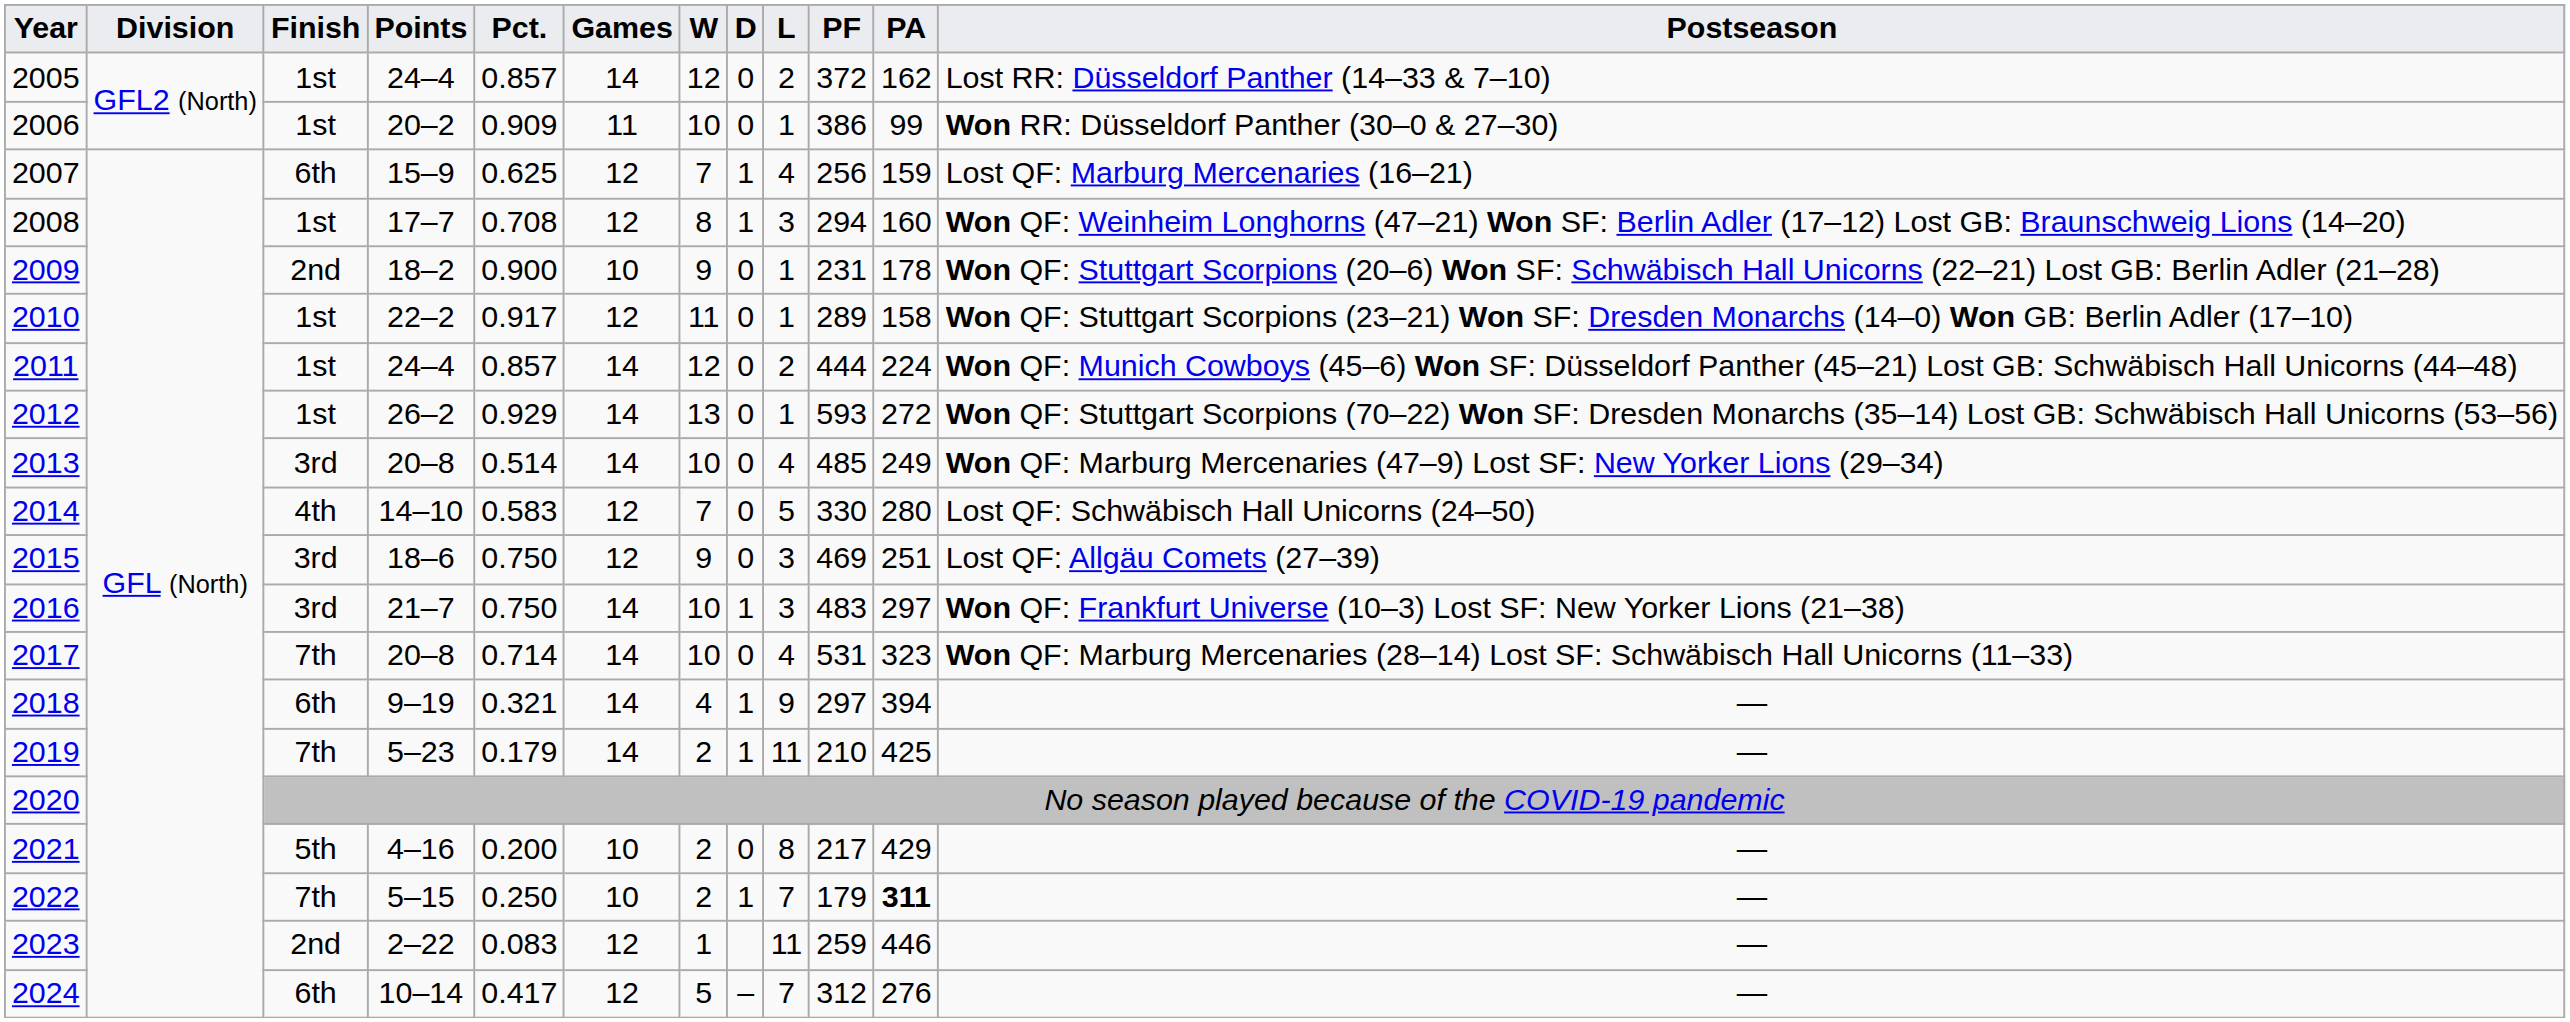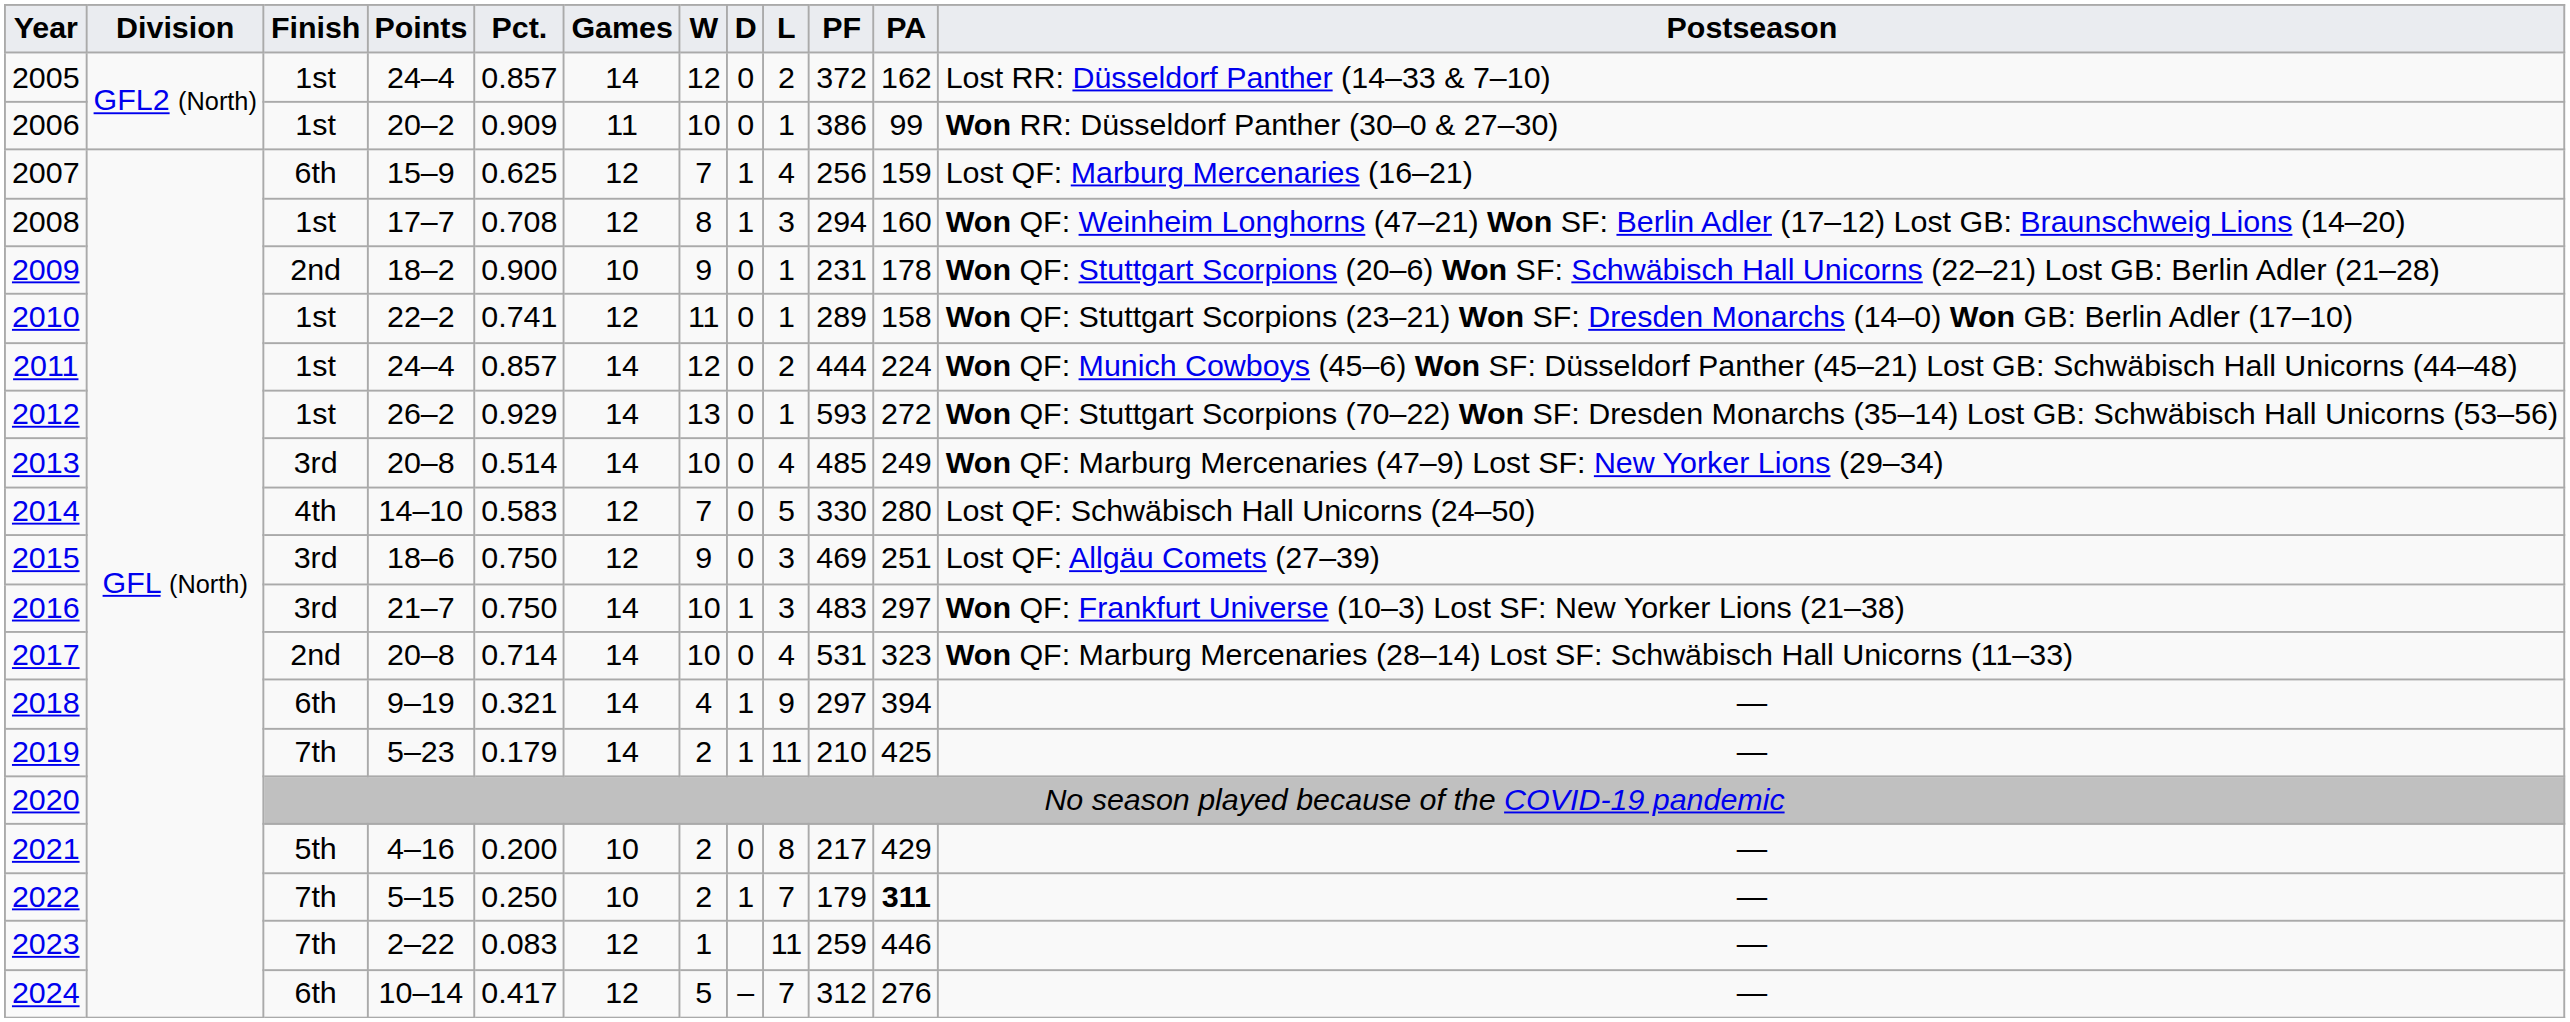(519, 317) 0.917 -> (519, 317) 0.741
(316, 655) 7th -> (316, 655) 2nd
(316, 944) 2nd -> (316, 944) 7th
